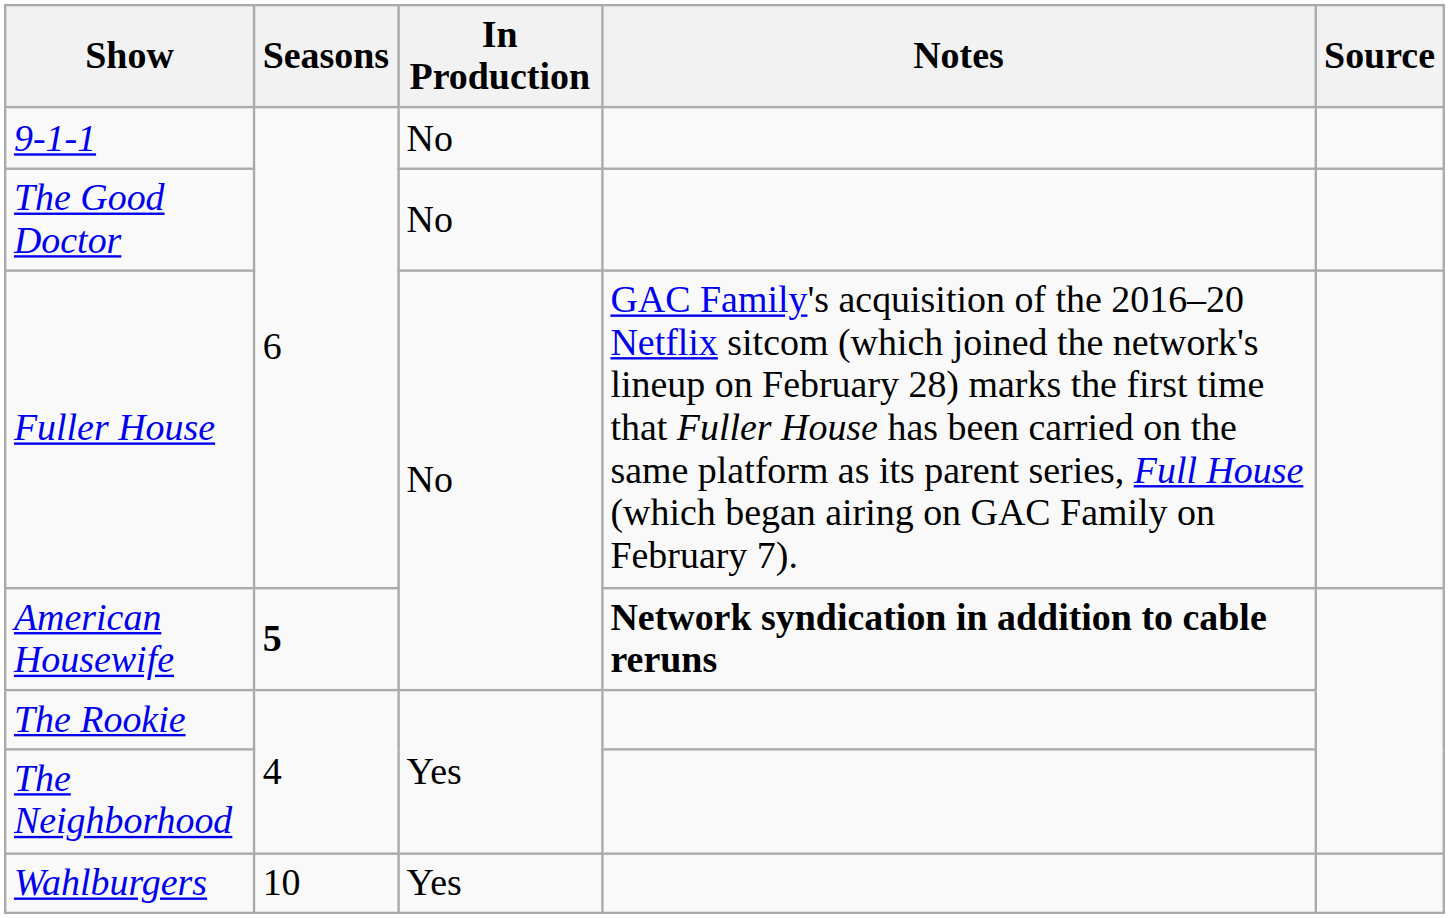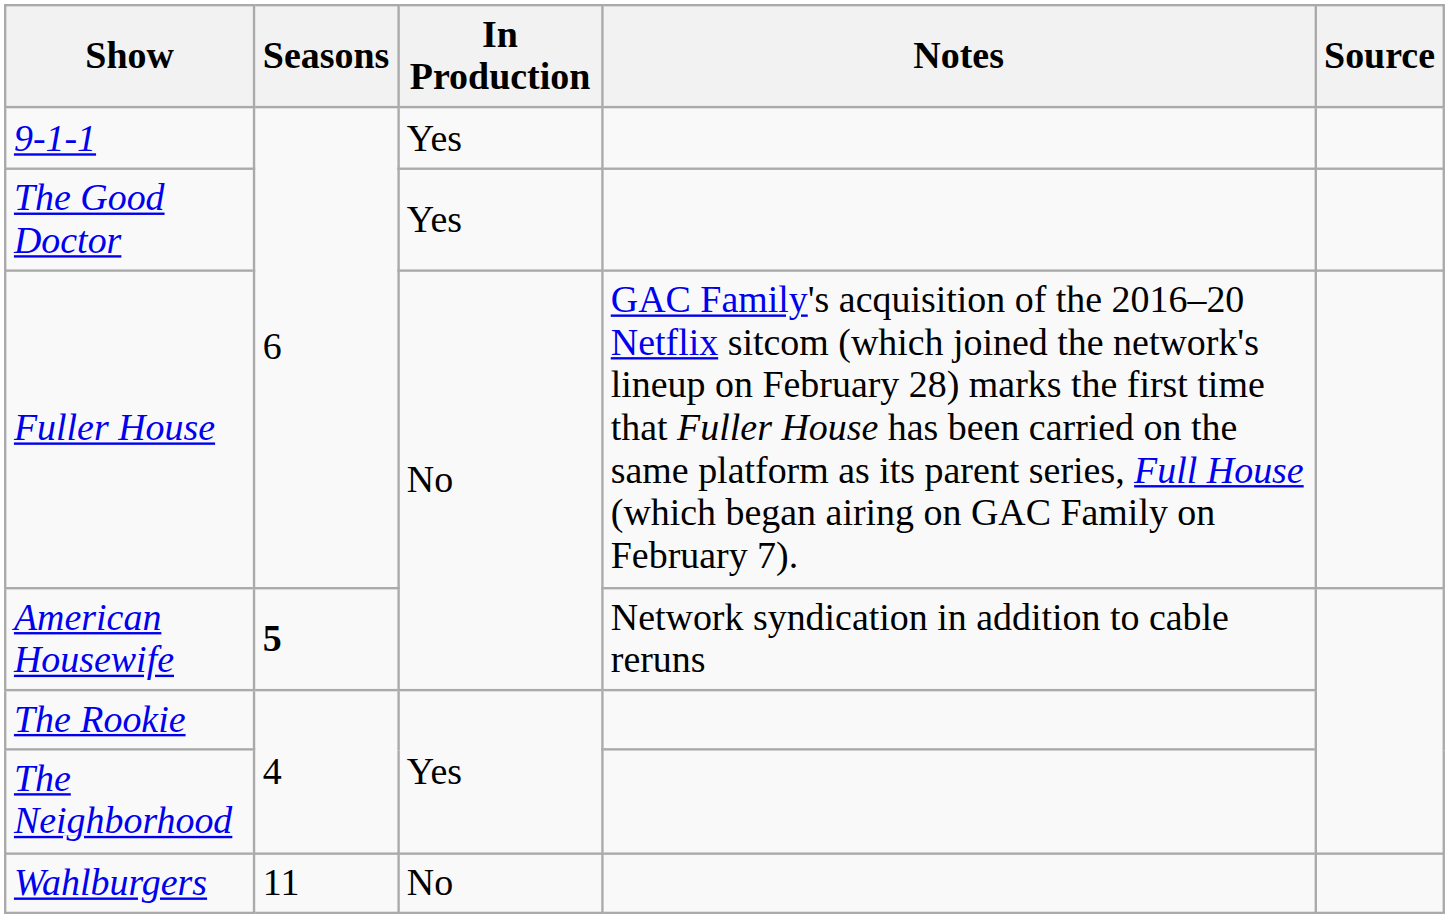(430, 137) No -> (434, 137) Yes
(430, 218) No -> (434, 218) Yes
(939, 637) bold -> (920, 637) normal
(282, 882) 10 -> (281, 882) 11
(434, 882) Yes -> (430, 882) No
